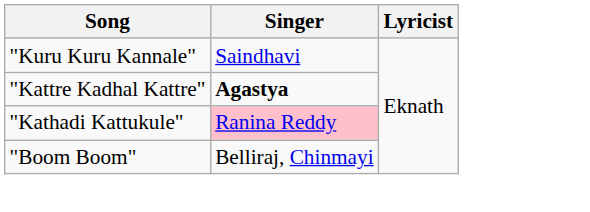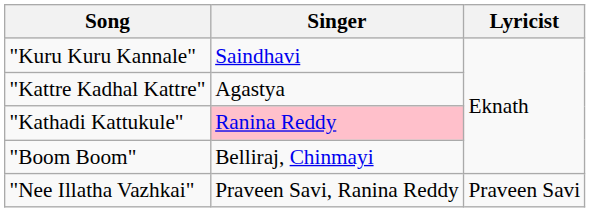(252, 88) bold -> (250, 88) normal
+ row: (102, 190)
